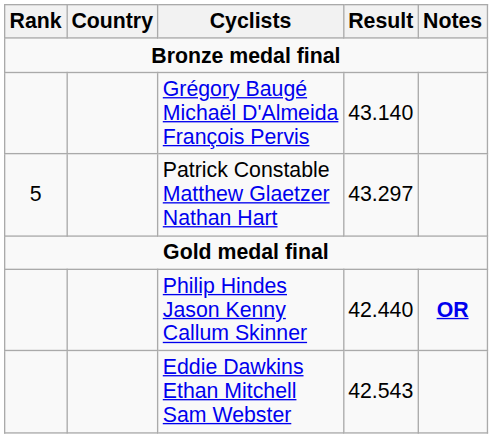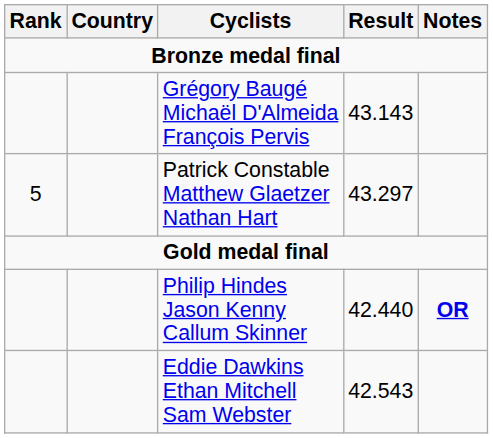(381, 112) 43.140 -> (381, 112) 43.143
